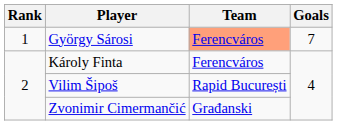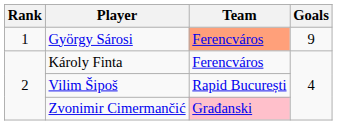(311, 39) 7 -> (311, 39) 9
(222, 108) no background -> (222, 108) pink background
